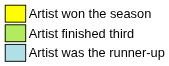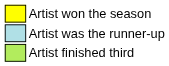rows swapped: (97, 53) <-> (81, 33)
